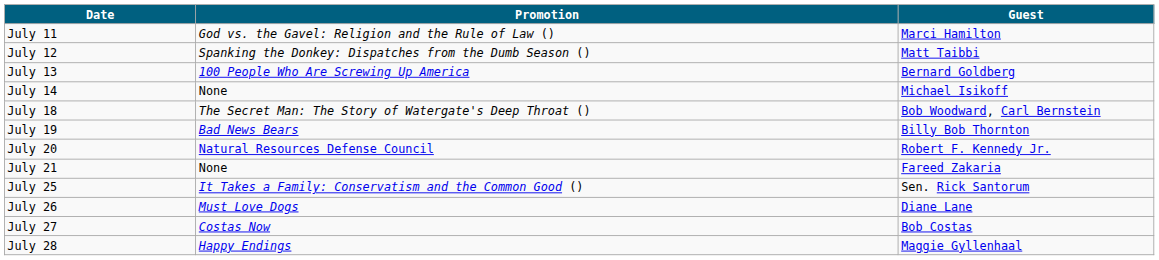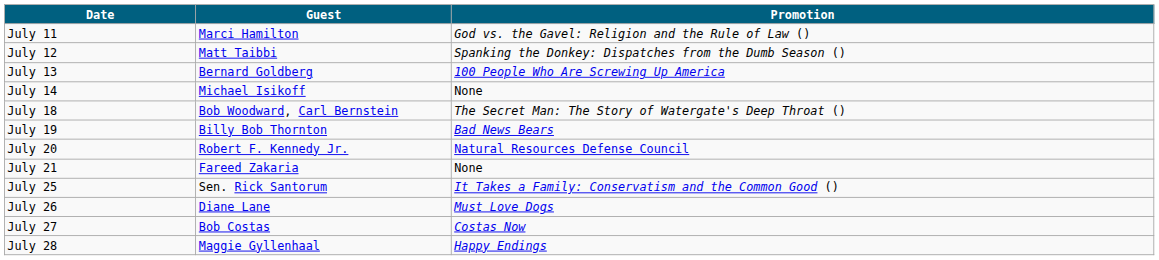columns swapped: (1026, 14) <-> (547, 14)
